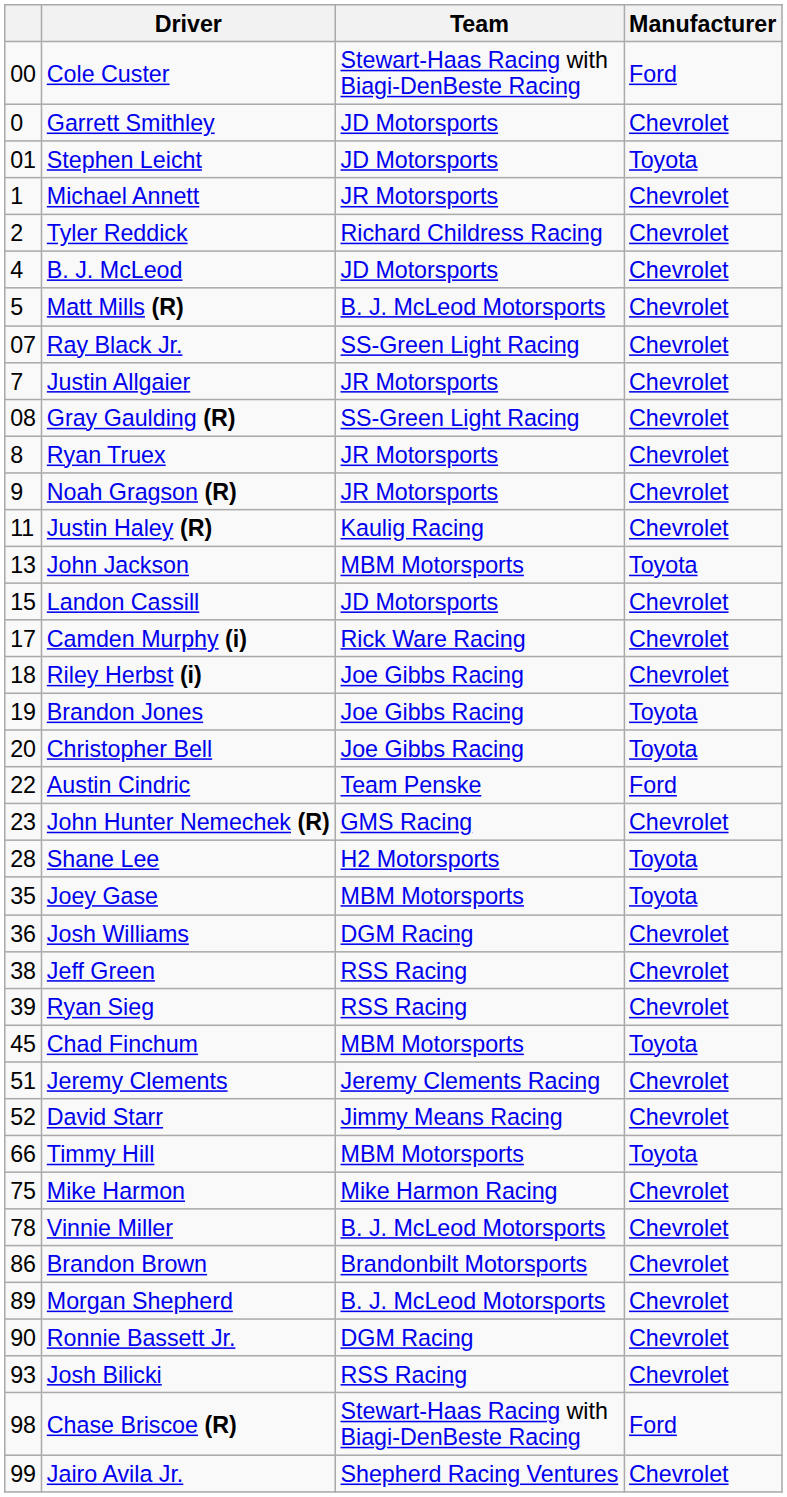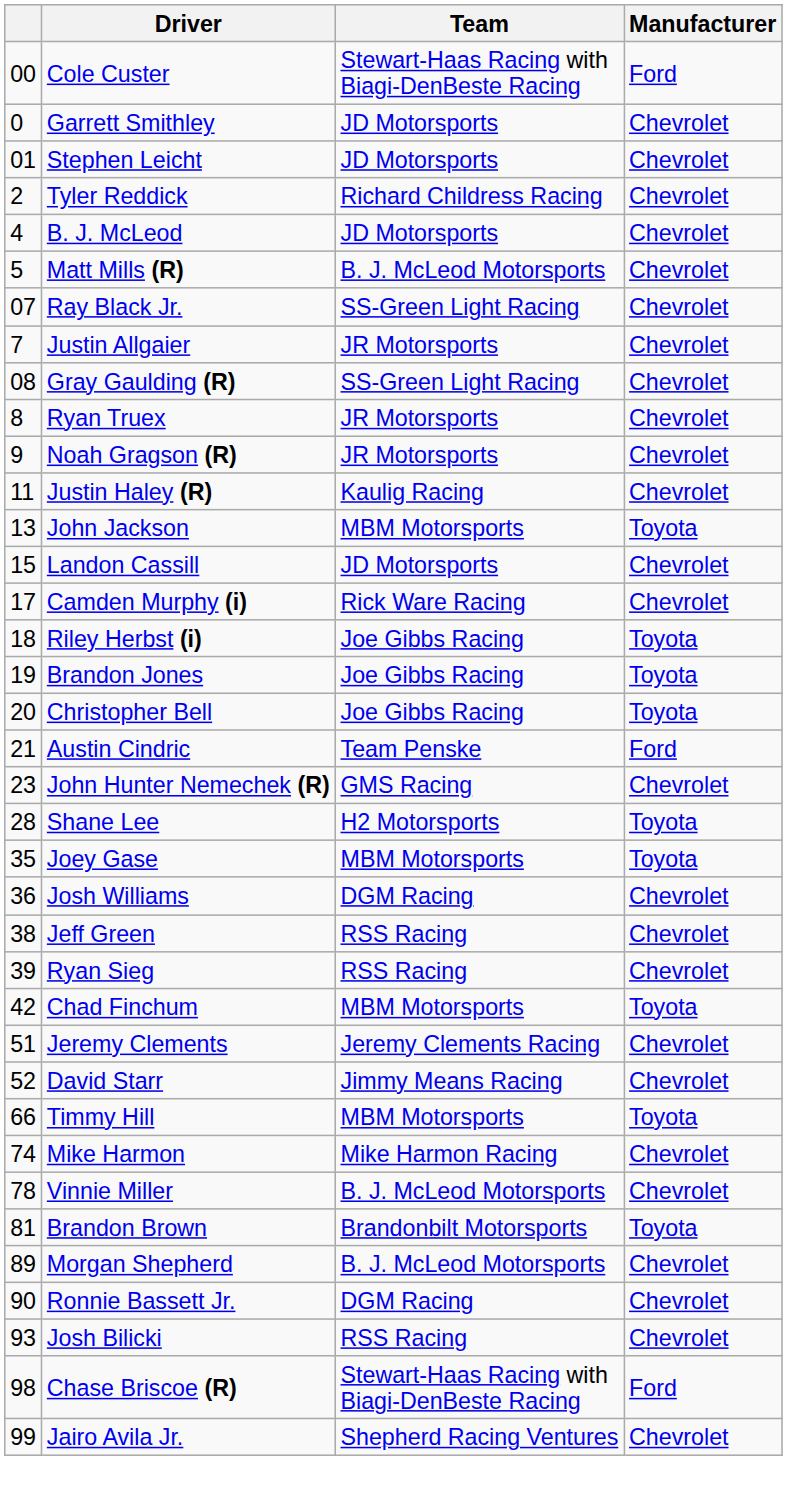(663, 160) Toyota -> (679, 160) Chevrolet
- row: (123, 197)
(679, 675) Chevrolet -> (663, 638) Toyota
(23, 786) 22 -> (23, 749) 21
(23, 1043) 45 -> (23, 1007) 42
(23, 1191) 75 -> (23, 1154) 74
(23, 1264) 86 -> (23, 1227) 81
(679, 1264) Chevrolet -> (663, 1227) Toyota
